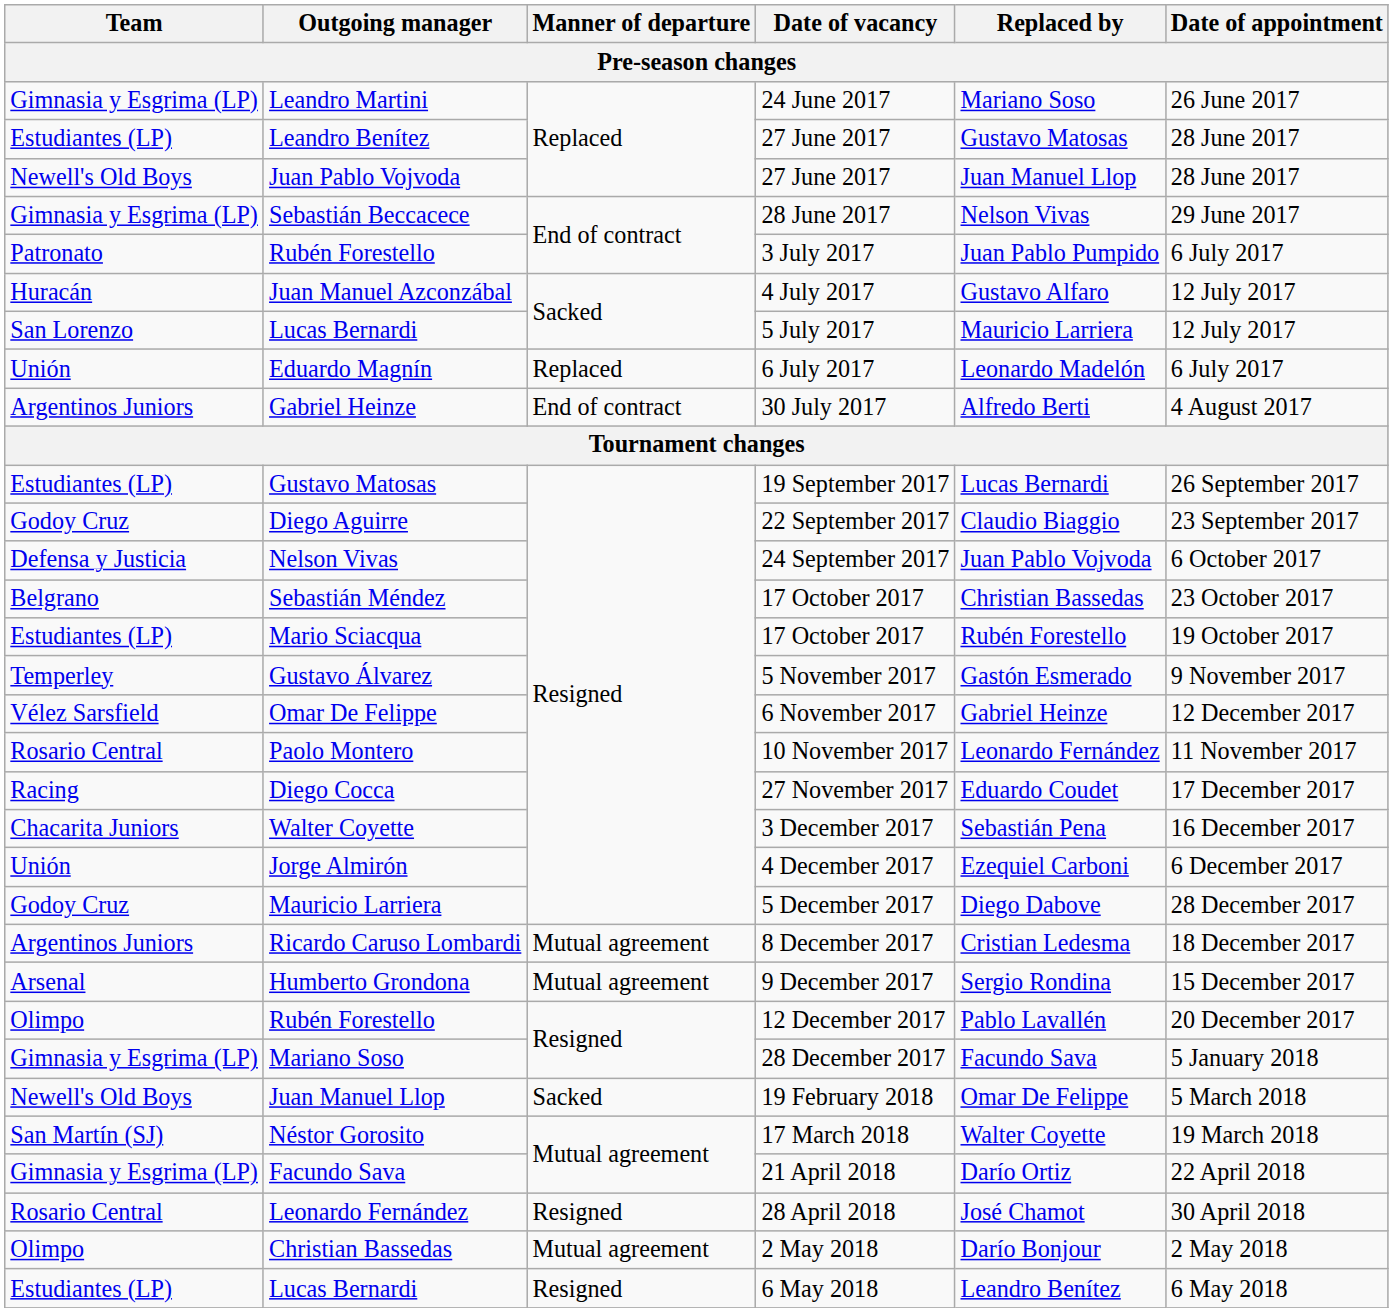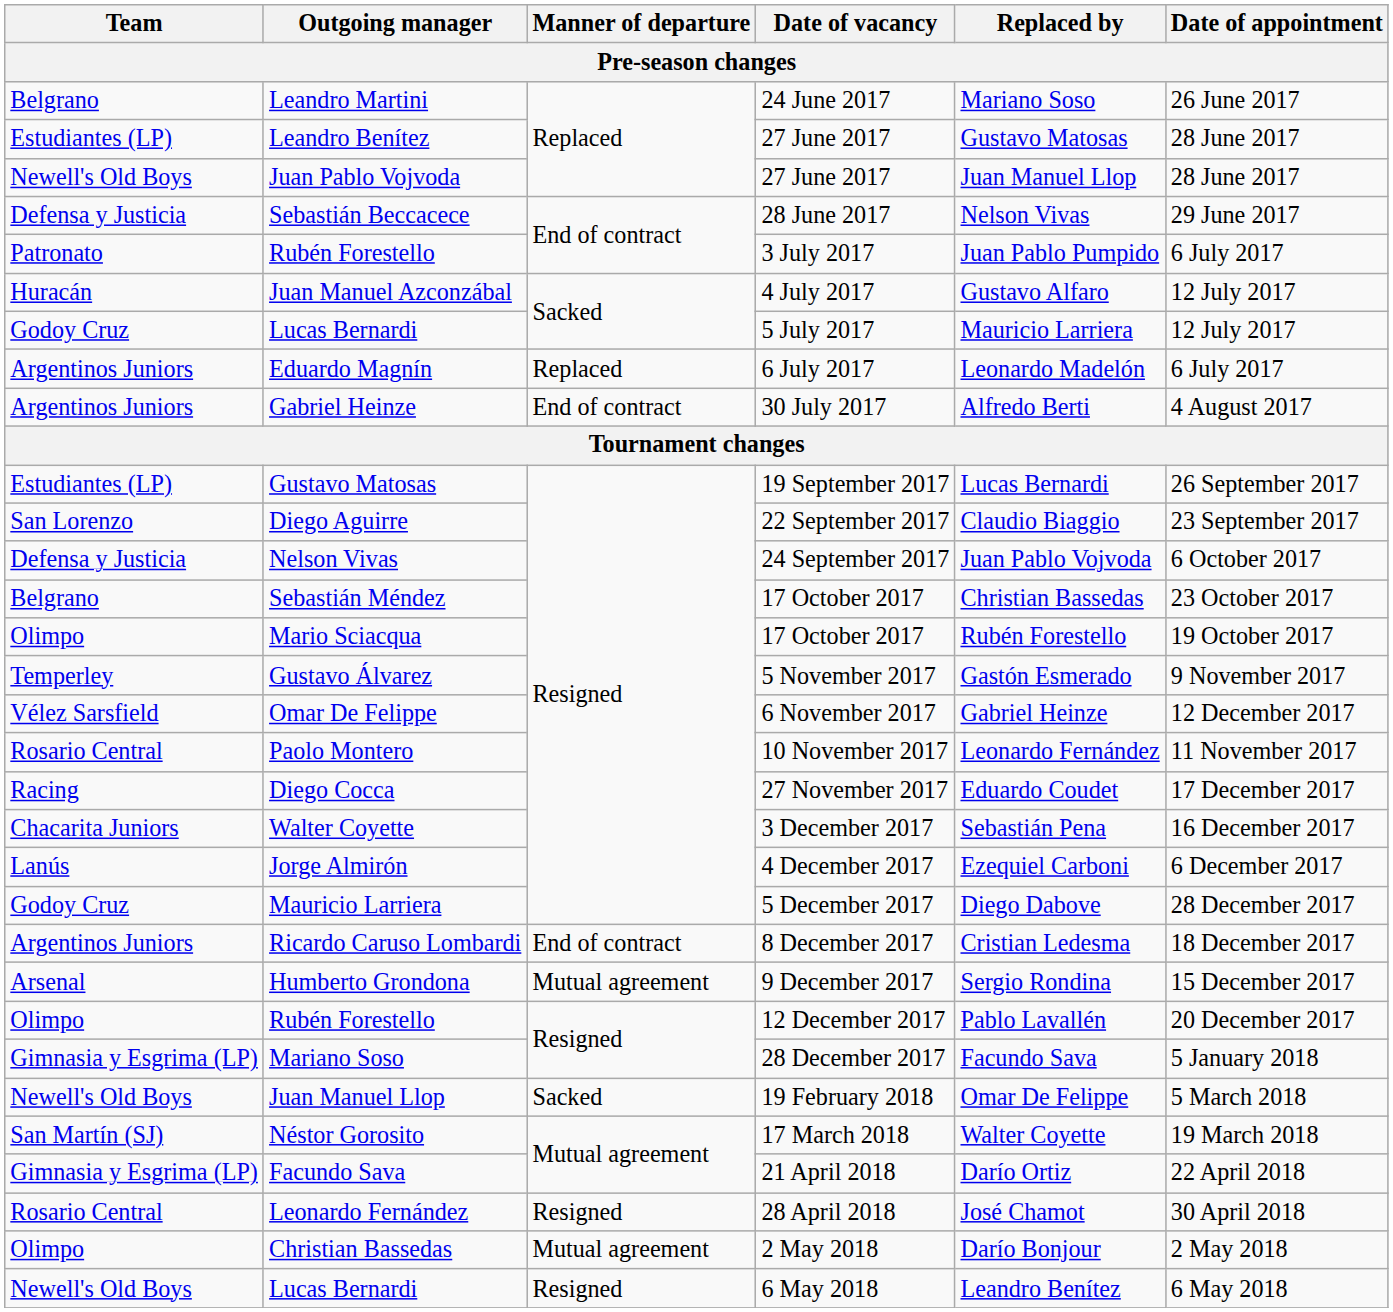(134, 100) Gimnasia y Esgrima (LP) -> (55, 100) Belgrano
(134, 215) Gimnasia y Esgrima (LP) -> (98, 215) Defensa y Justicia
(72, 330) San Lorenzo -> (70, 330) Godoy Cruz
(41, 368) Unión -> (102, 368) Argentinos Juniors
(70, 521) Godoy Cruz -> (72, 521) San Lorenzo
(91, 636) Estudiantes (LP) -> (47, 636) Olimpo
(41, 866) Unión -> (40, 866) Lanús
(621, 943) Mutual agreement -> (607, 943) End of contract
(91, 1288) Estudiantes (LP) -> (101, 1288) Newell's Old Boys
